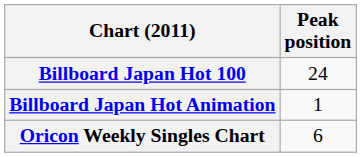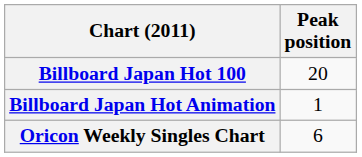(318, 73) 24 -> (318, 73) 20
